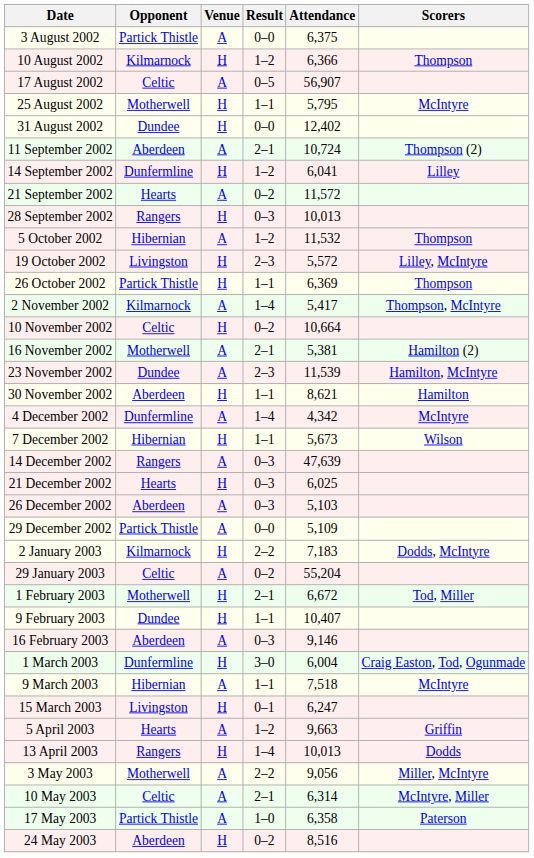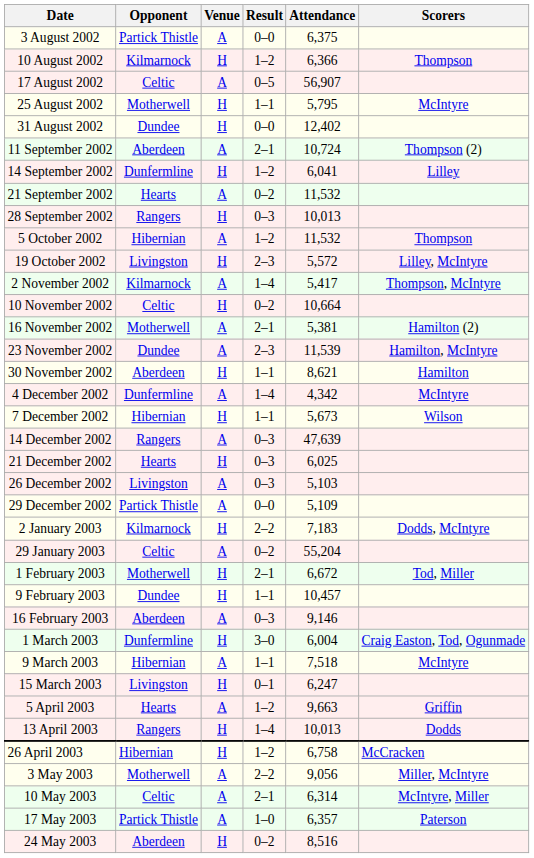(322, 194) 11,572 -> (322, 194) 11,532
- row: (60, 283)
(158, 506) Aberdeen -> (158, 484) Livingston
(322, 618) 10,407 -> (322, 595) 10,457
+ row: (45, 752)
(322, 818) 6,358 -> (322, 819) 6,357
